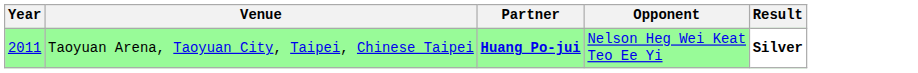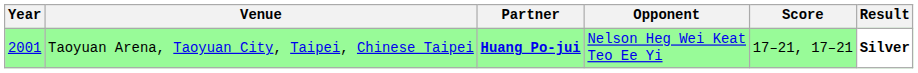+ column: (803, 16)
(25, 48) 2011 -> (25, 48) 2001
